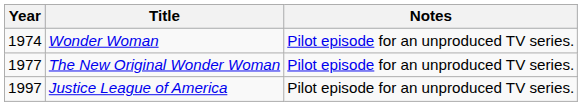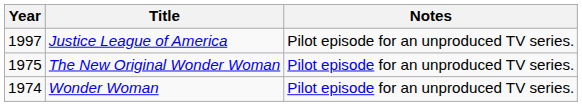rows swapped: (104, 40) <-> (138, 88)
(25, 64) 1977 -> (25, 64) 1975
